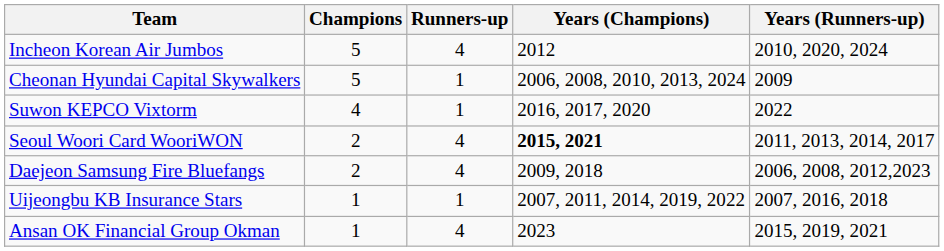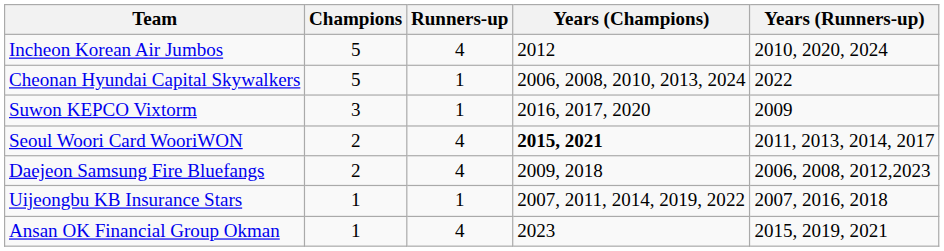(773, 79) 2009 -> (773, 79) 2022
(356, 110) 4 -> (356, 110) 3
(773, 110) 2022 -> (773, 110) 2009
